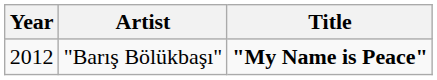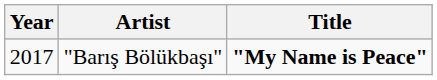(32, 56) 2012 -> (32, 56) 2017
